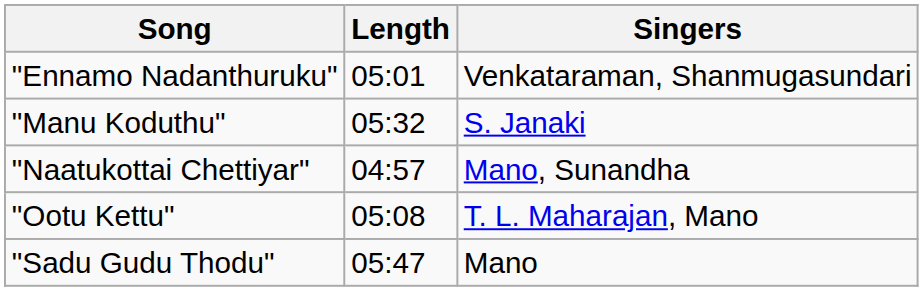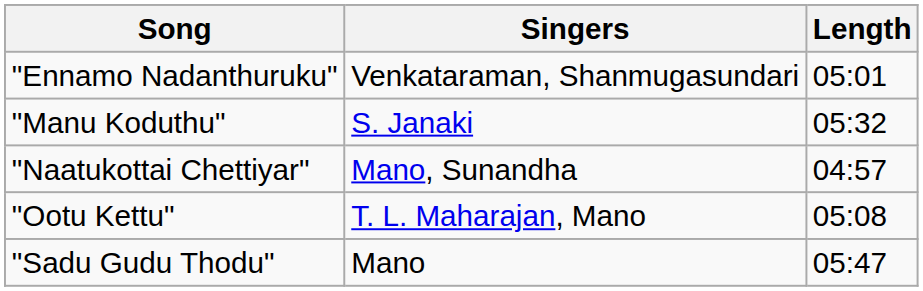columns swapped: (688, 29) <-> (401, 29)
